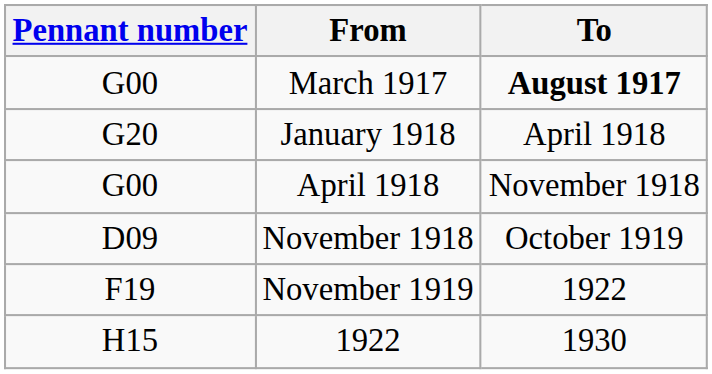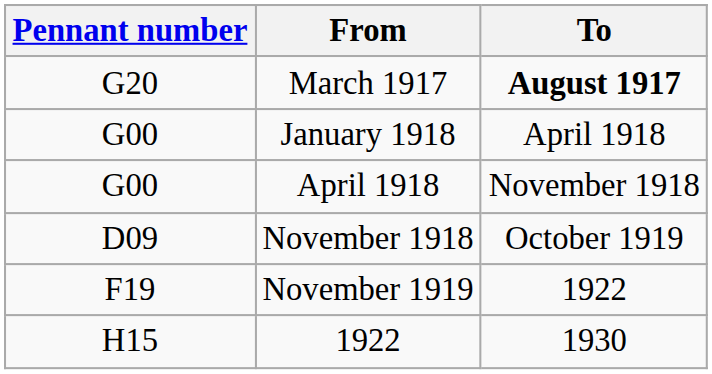(130, 82) G00 -> (130, 82) G20
(130, 133) G20 -> (130, 133) G00
